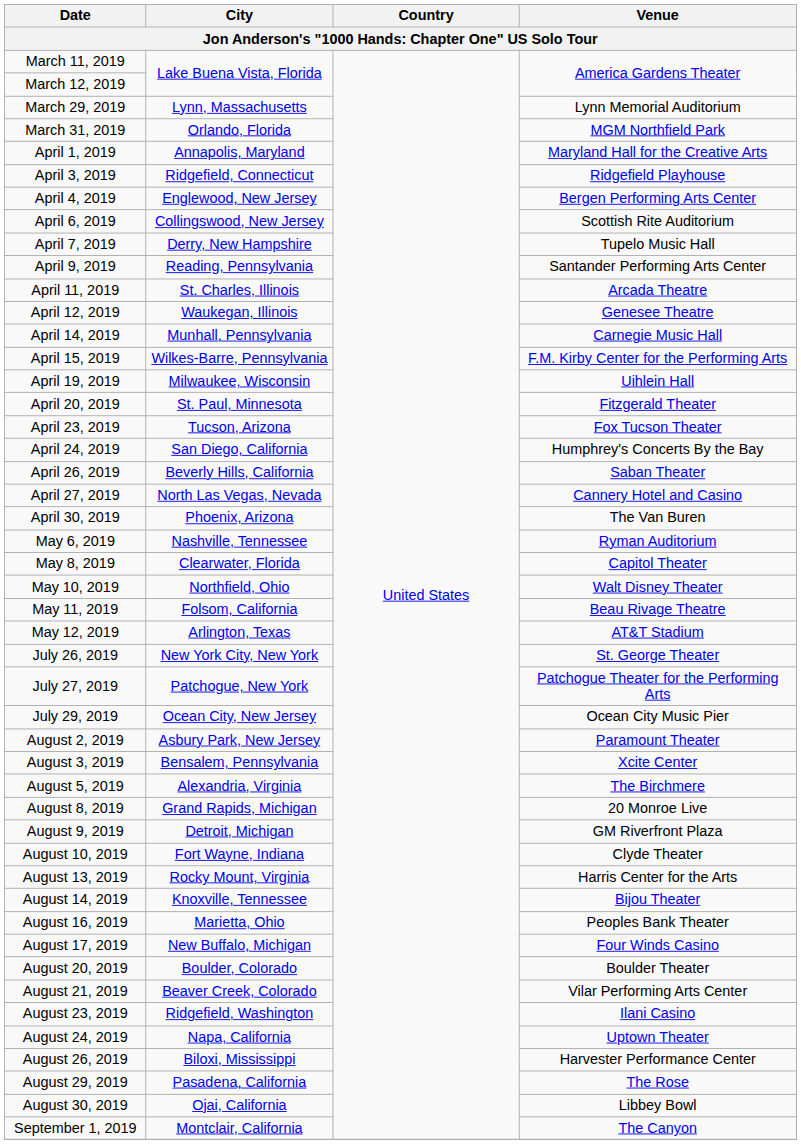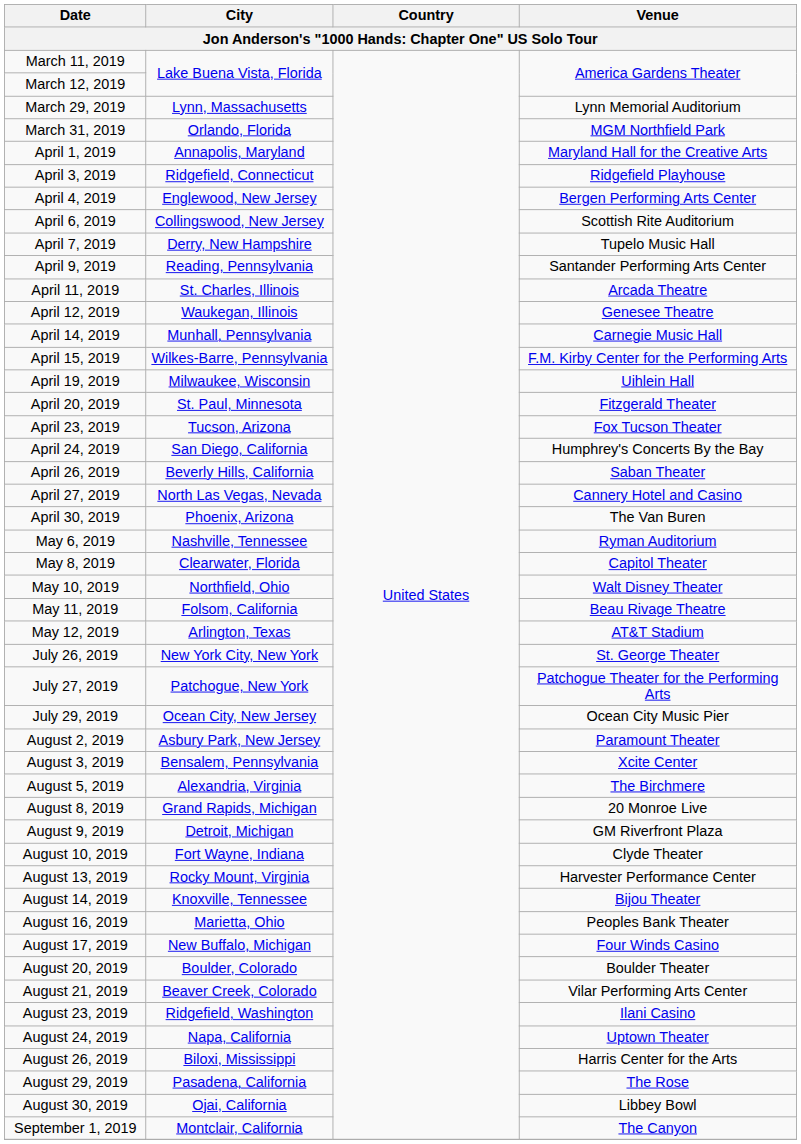(658, 877) Harris Center for the Arts -> (658, 877) Harvester Performance Center
(658, 1059) Harvester Performance Center -> (658, 1059) Harris Center for the Arts
